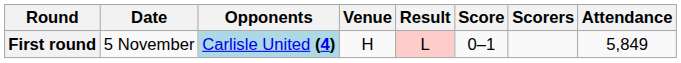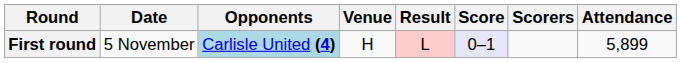(481, 44) no background -> (481, 44) lavender background
(627, 44) 5,849 -> (627, 44) 5,899
